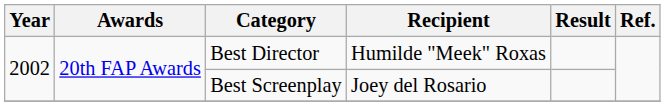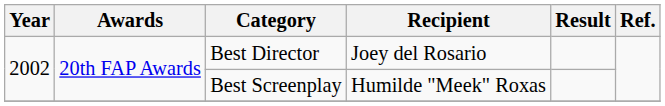(449, 52) Humilde "Meek" Roxas -> (419, 52) Joey del Rosario
(419, 85) Joey del Rosario -> (449, 85) Humilde "Meek" Roxas
